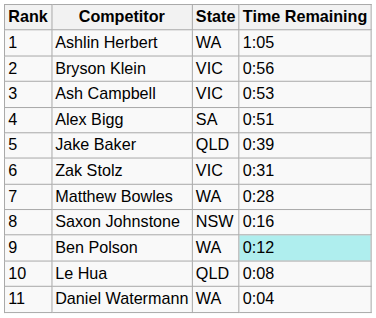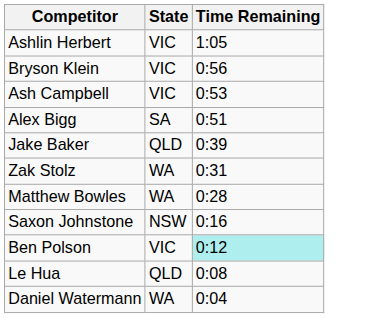- column: (28, 17)
(209, 42) WA -> (162, 42) VIC
(209, 171) VIC -> (162, 171) WA
(209, 247) WA -> (162, 247) VIC
